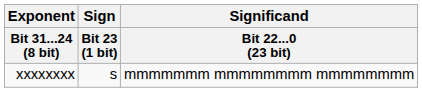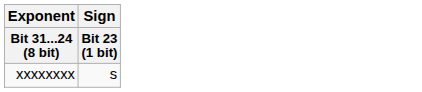- column: (269, 46)
